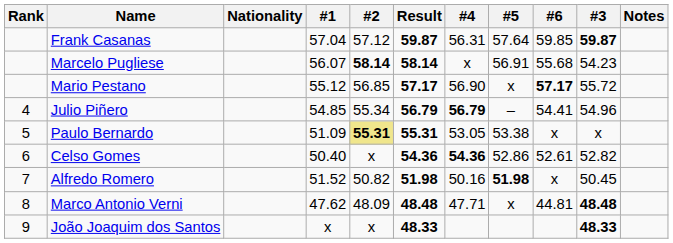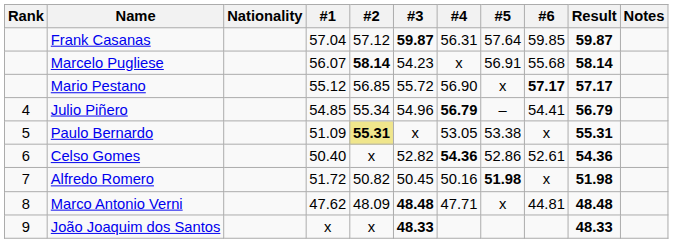columns swapped: (598, 16) <-> (419, 16)
(328, 180) 51.52 -> (328, 180) 51.72
